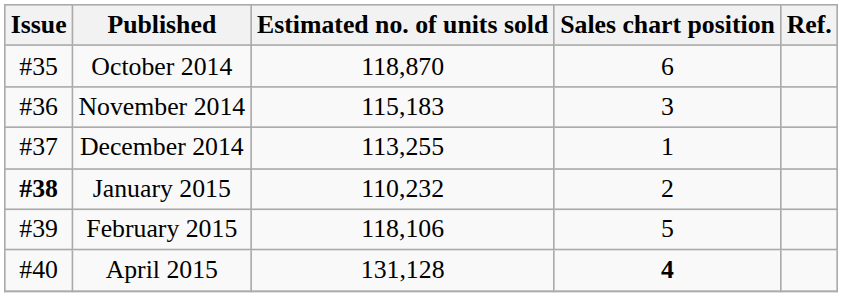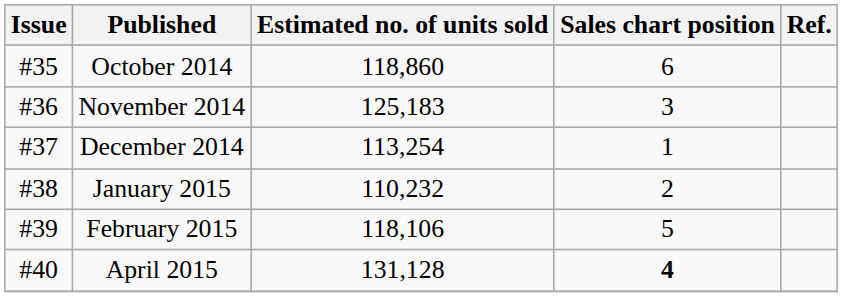(403, 65) 118,870 -> (403, 65) 118,860
(403, 106) 115,183 -> (403, 106) 125,183
(403, 147) 113,255 -> (403, 147) 113,254
(39, 188) bold -> (39, 188) normal
